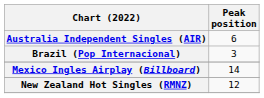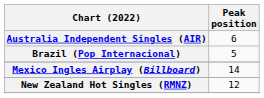(234, 54) 3 -> (234, 54) 5
